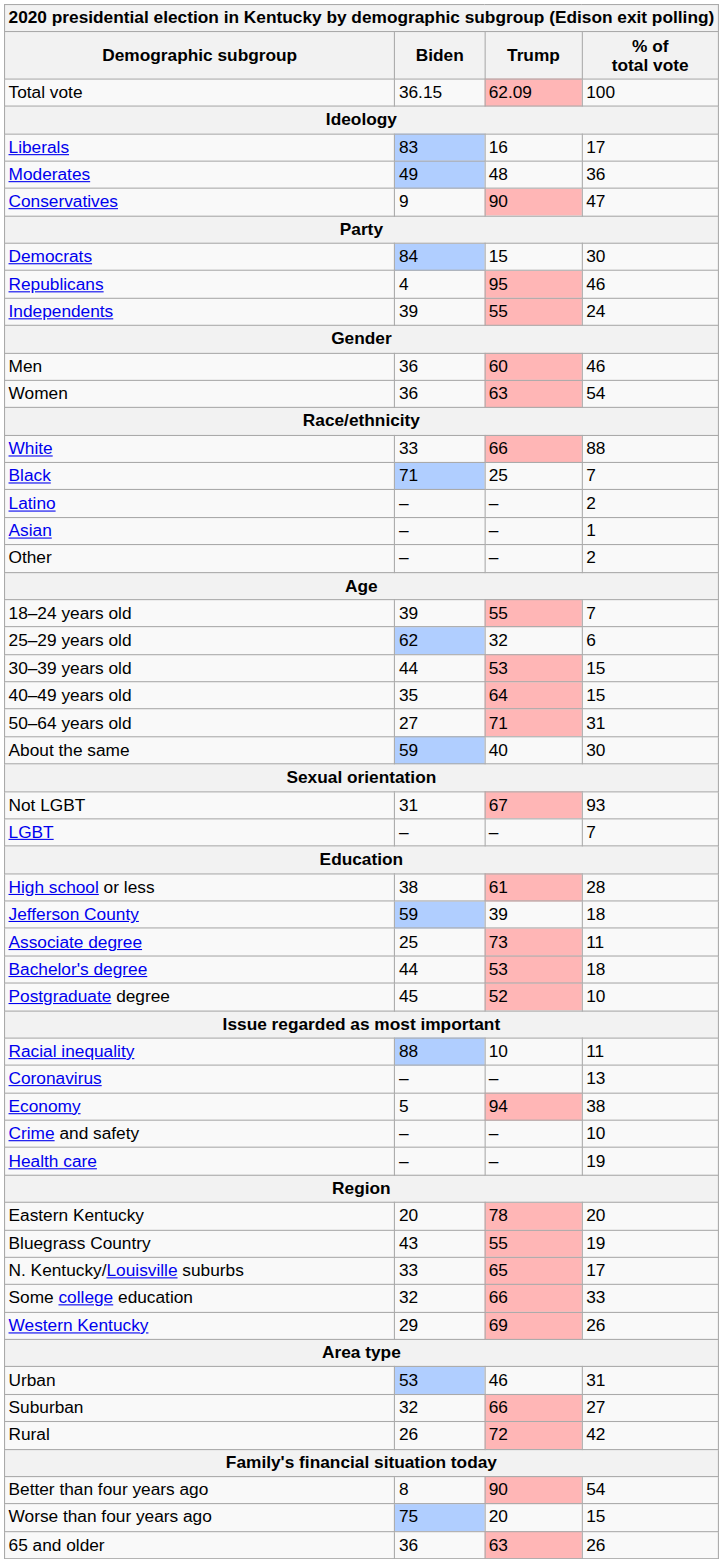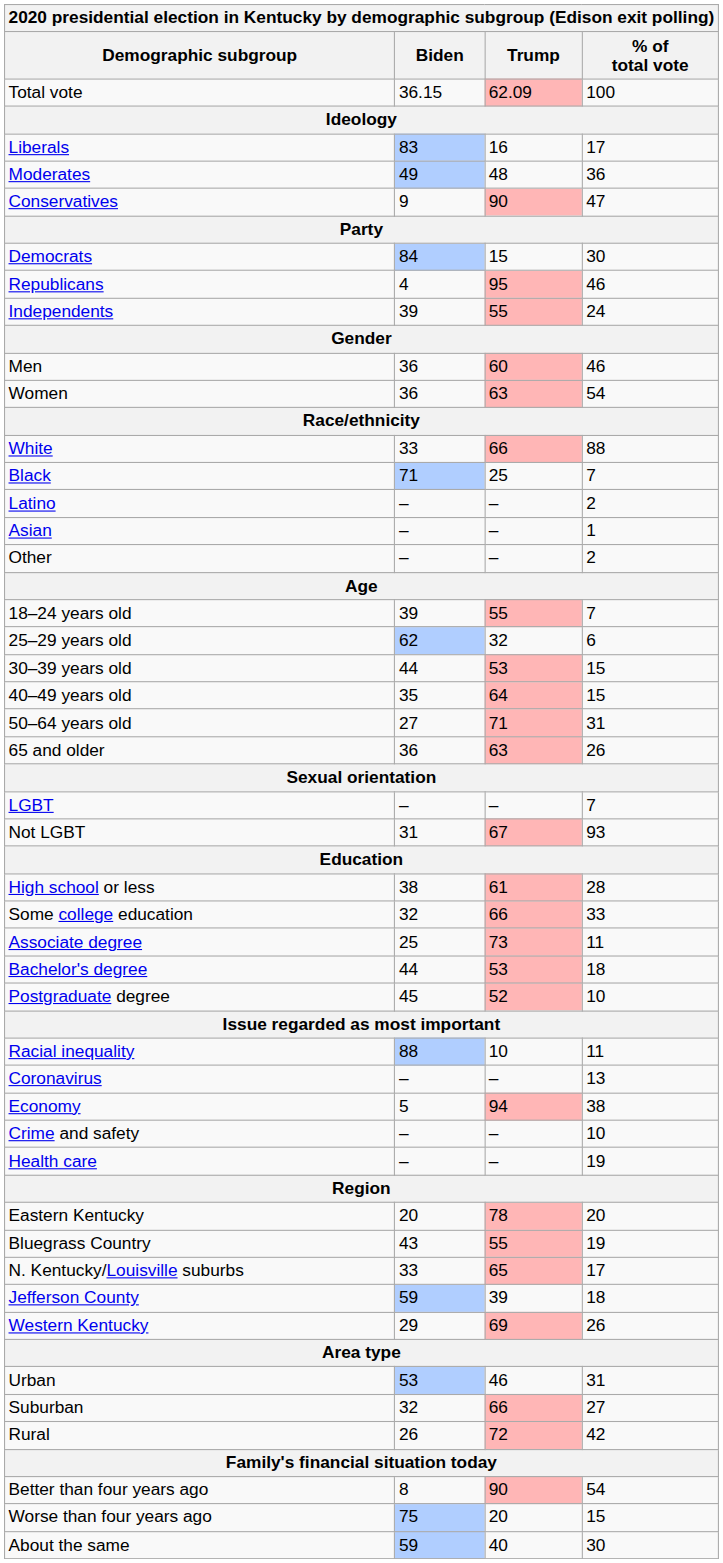rows swapped: (57, 1544) <-> (69, 750)
rows swapped: (31, 832) <-> (47, 804)
rows swapped: (101, 1298) <-> (74, 914)
